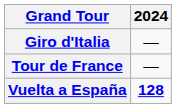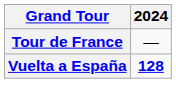- row: (67, 41)
